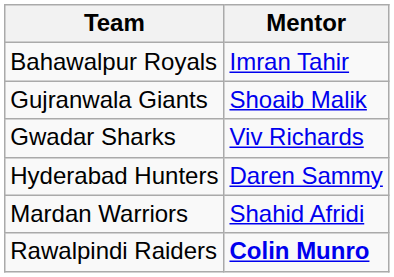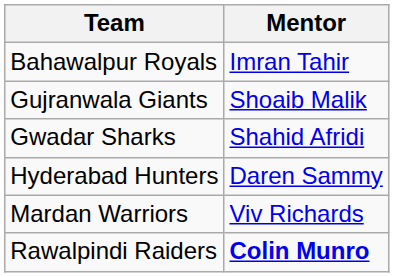(297, 137) Viv Richards -> (297, 137) Shahid Afridi
(297, 213) Shahid Afridi -> (297, 213) Viv Richards
